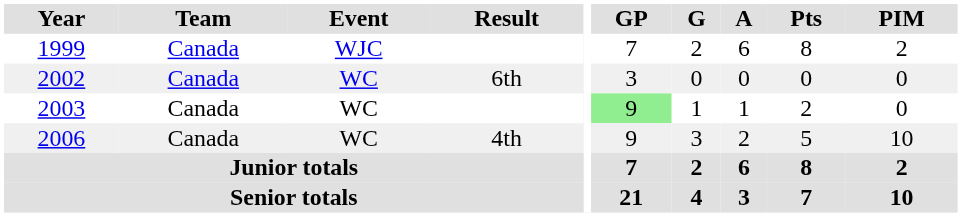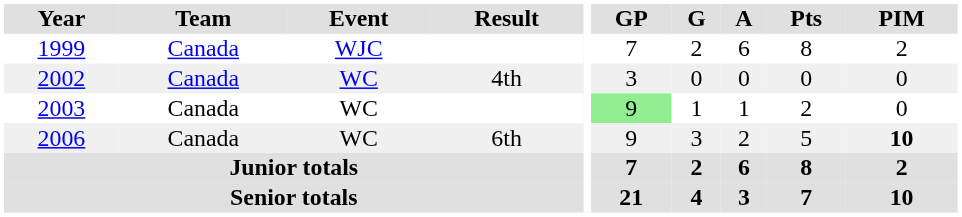(507, 78) 6th -> (507, 78) 4th
(507, 137) 4th -> (507, 137) 6th
(902, 137) normal -> (902, 137) bold
